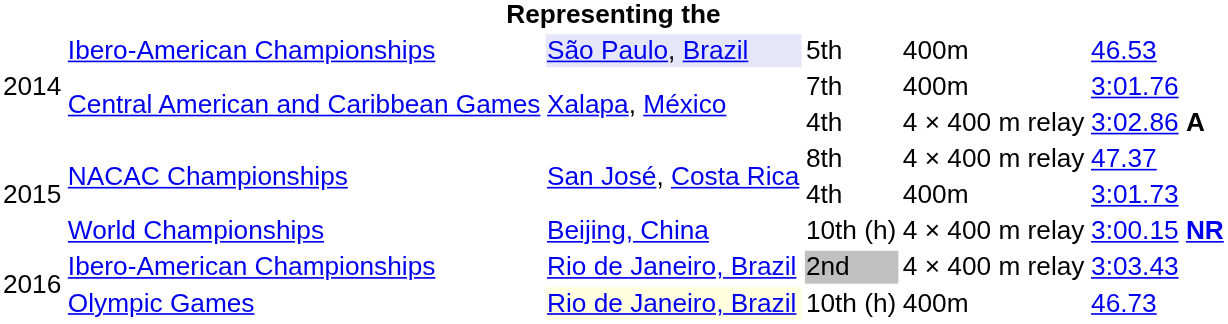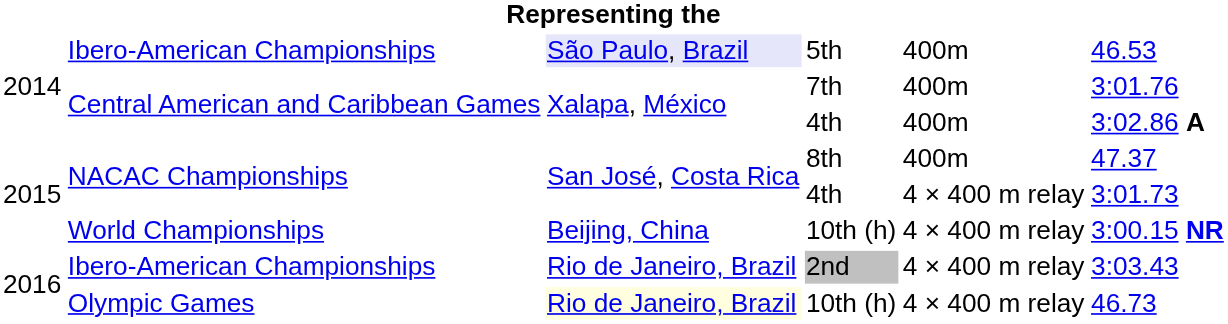(994, 122) 4 × 400 m relay -> (936, 122) 400m
(994, 158) 4 × 400 m relay -> (936, 158) 400m
(936, 194) 400m -> (994, 194) 4 × 400 m relay
(936, 302) 400m -> (994, 302) 4 × 400 m relay
